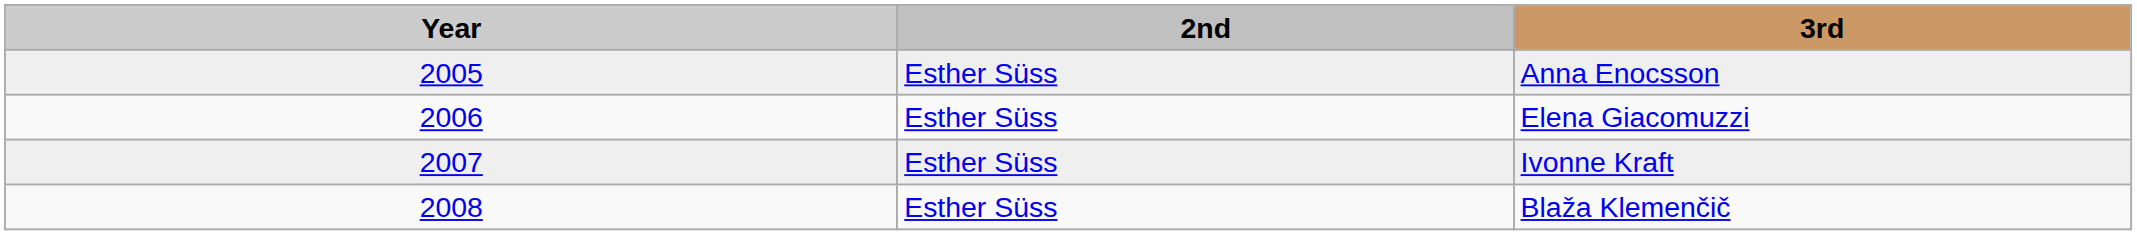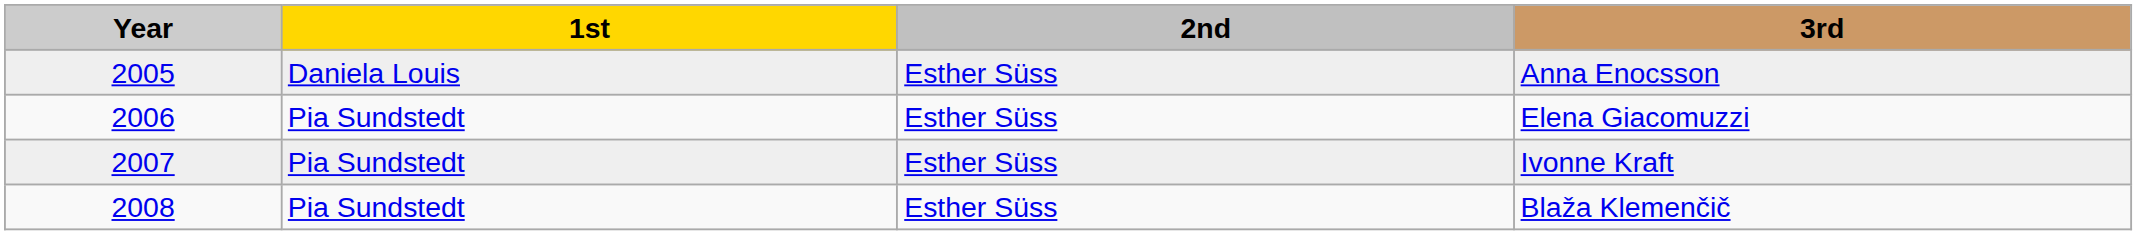+ column: (589, 28)
